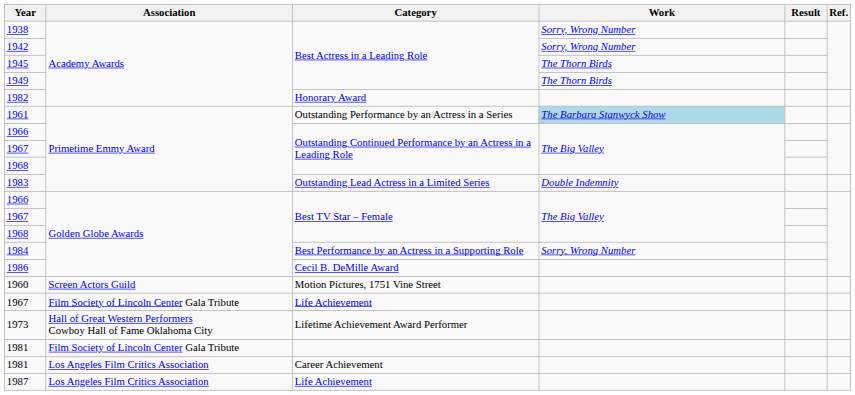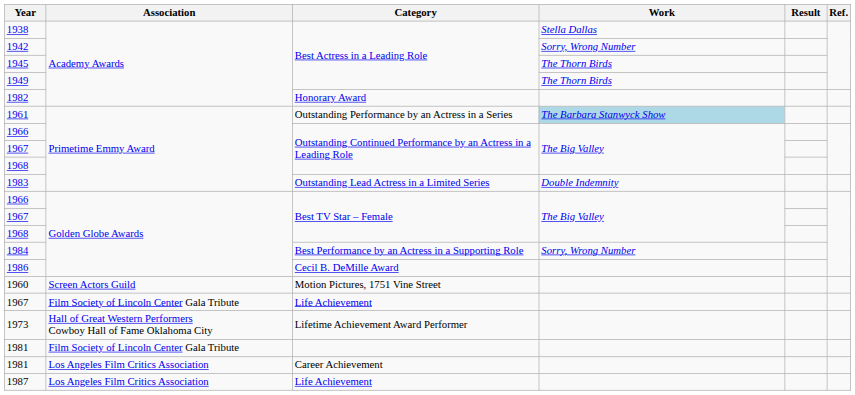(588, 30) Sorry, Wrong Number -> (569, 30) Stella Dallas
